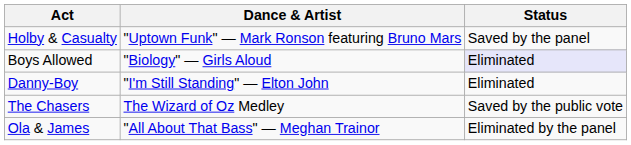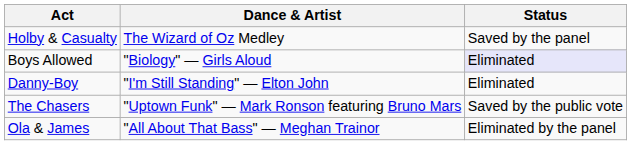(292, 38) "Uptown Funk" — Mark Ronson featuring Bruno Mars -> (204, 38) The Wizard of Oz Medley
(204, 106) The Wizard of Oz Medley -> (292, 106) "Uptown Funk" — Mark Ronson featuring Bruno Mars
